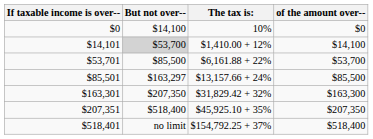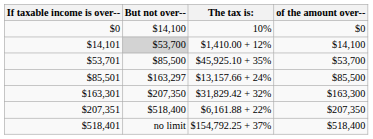(236, 61) $6,161.88 + 22% -> (234, 61) $45,925.10 + 35%
(234, 110) $45,925.10 + 35% -> (236, 110) $6,161.88 + 22%
